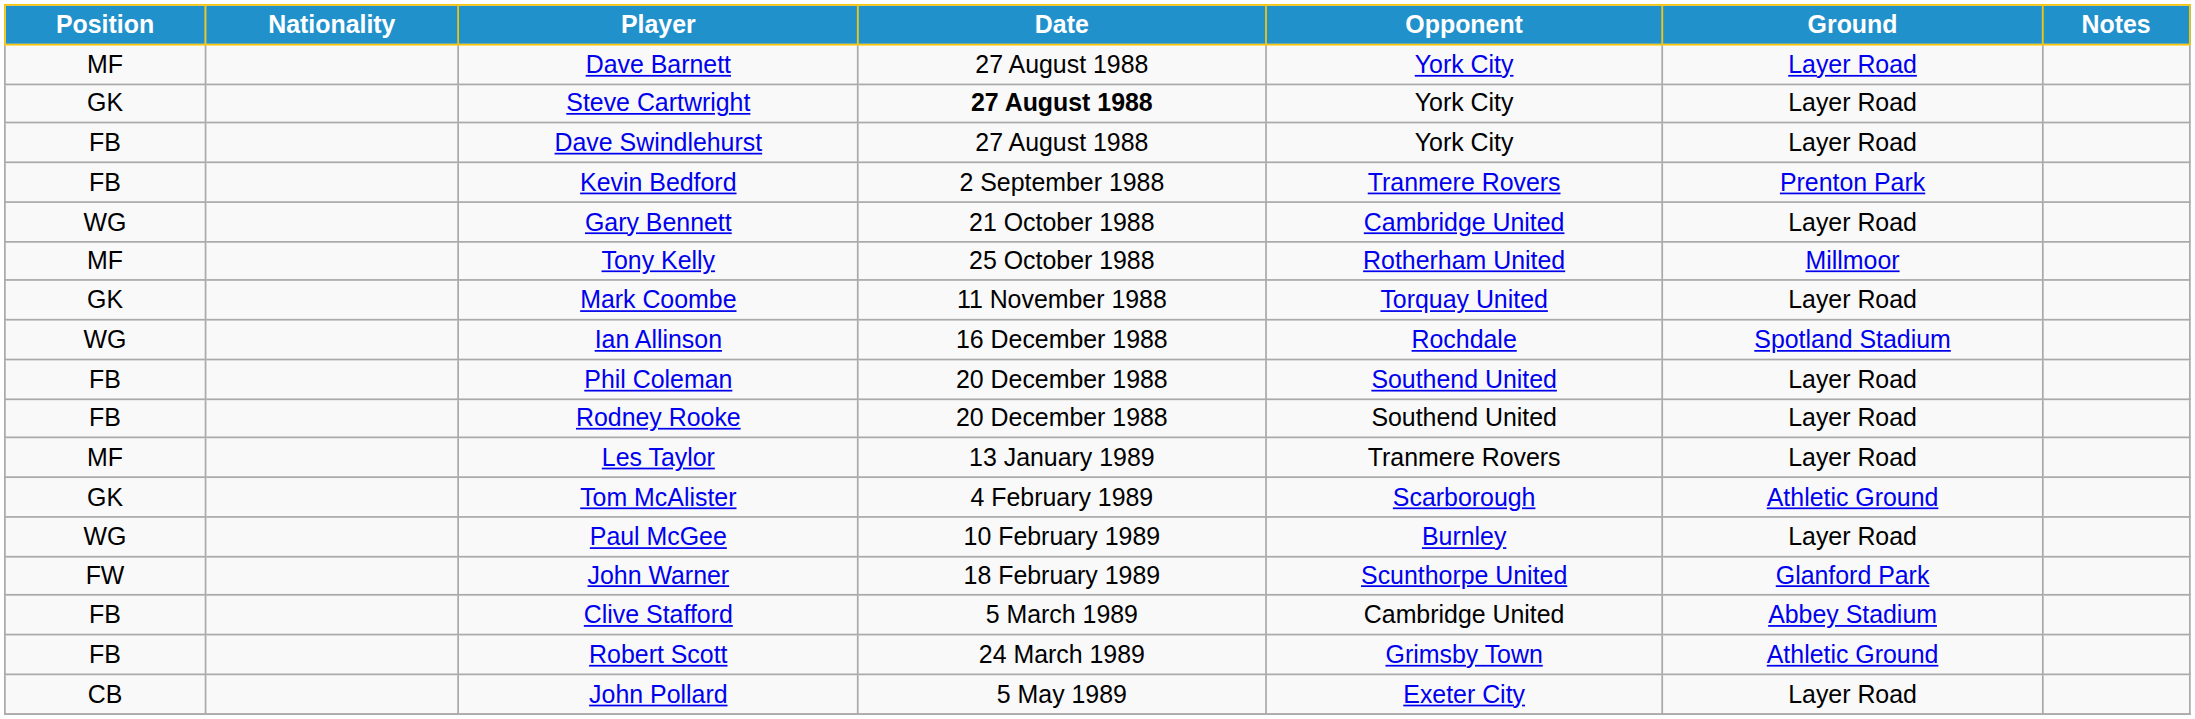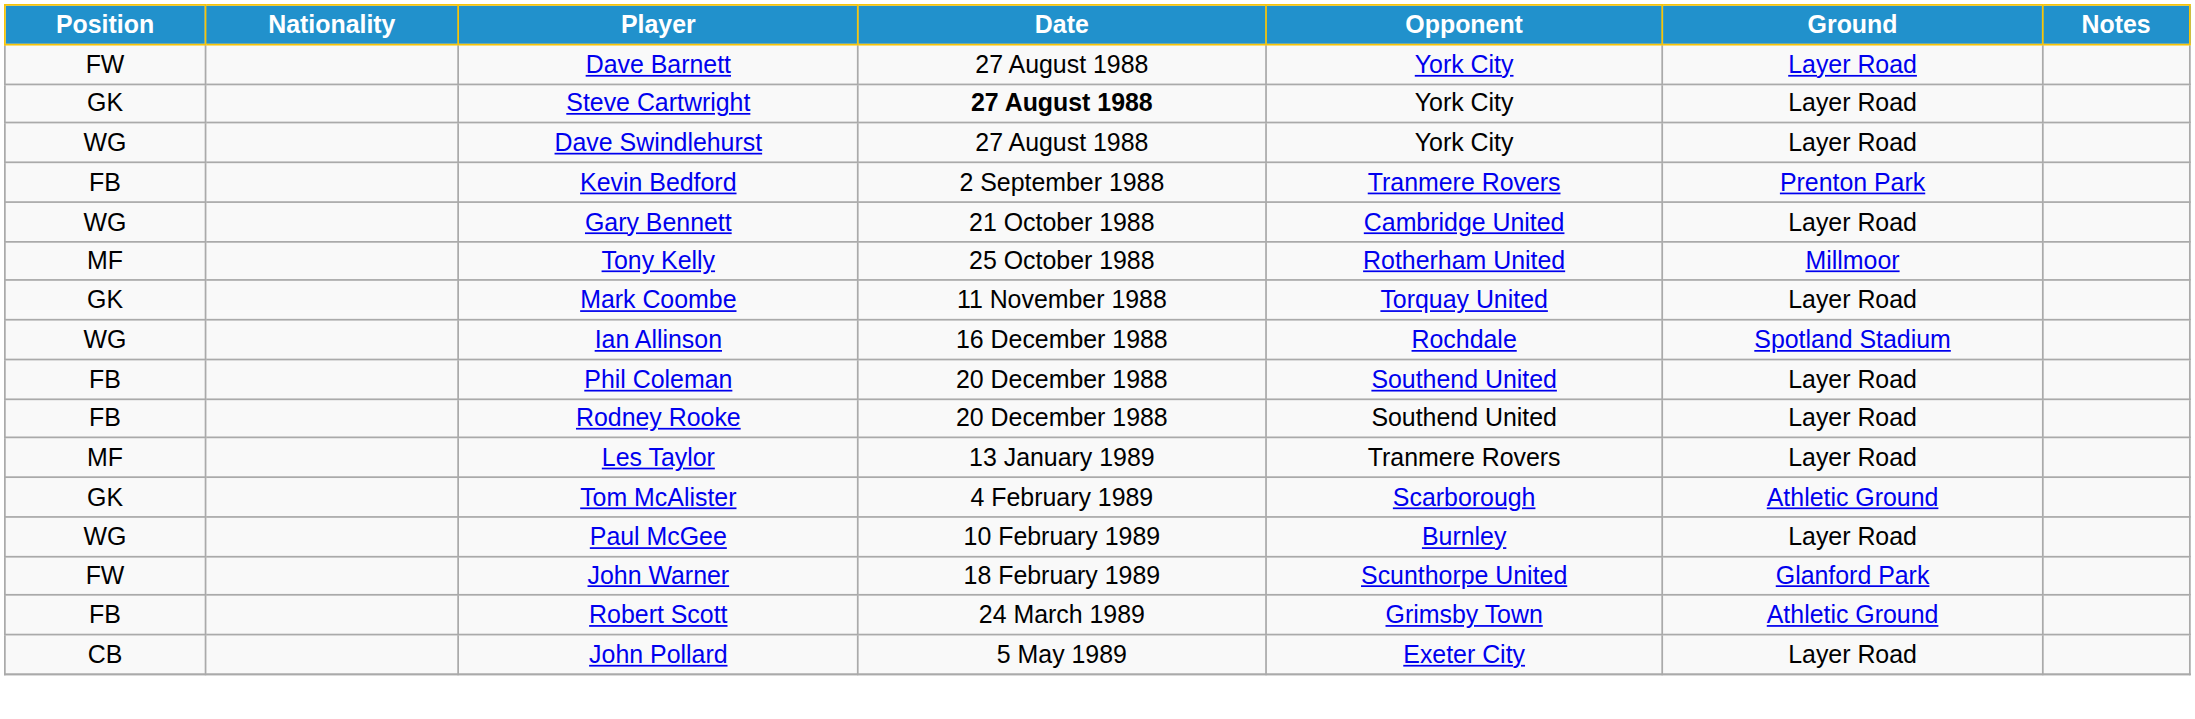(105, 64) MF -> (105, 64) FW
(105, 143) FB -> (105, 143) WG
- row: (658, 615)
